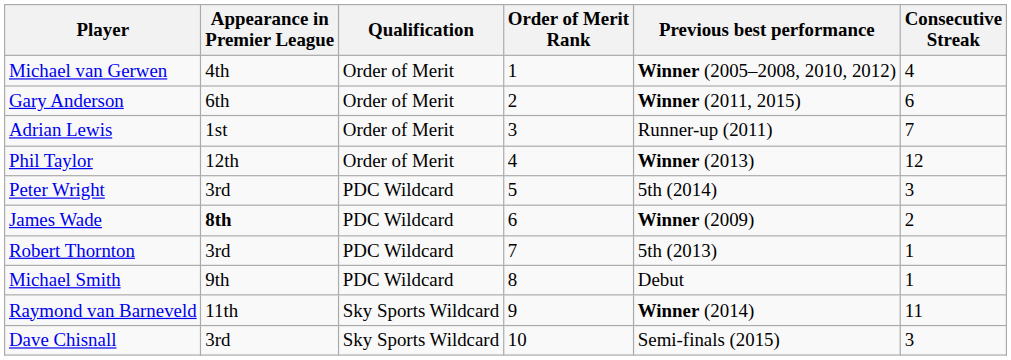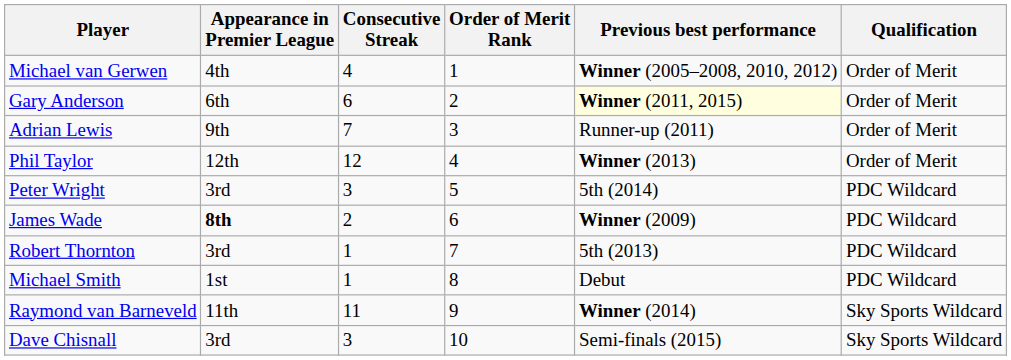columns swapped: (953, 30) <-> (421, 30)
(719, 100) no background -> (661, 100) lightyellow background
(216, 130) 1st -> (217, 130) 9th
(217, 280) 9th -> (216, 280) 1st
